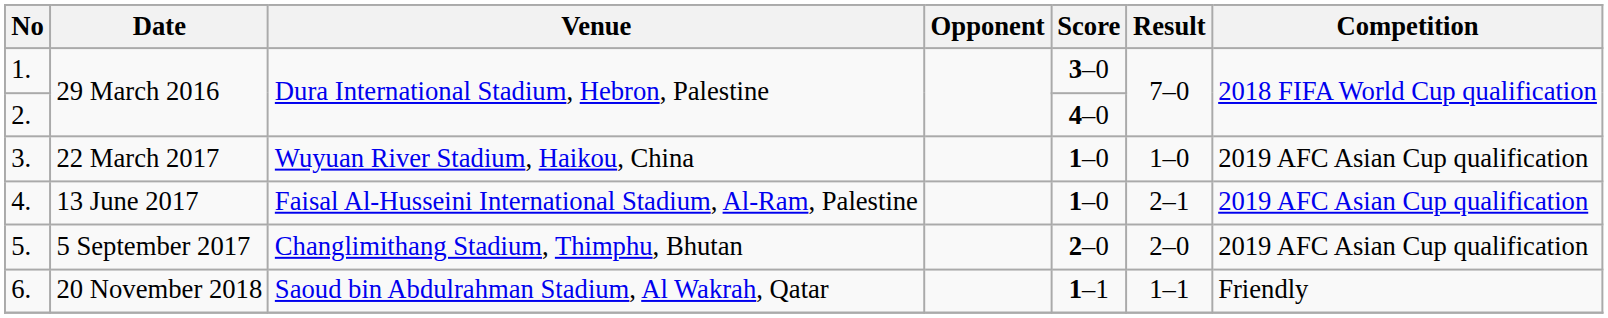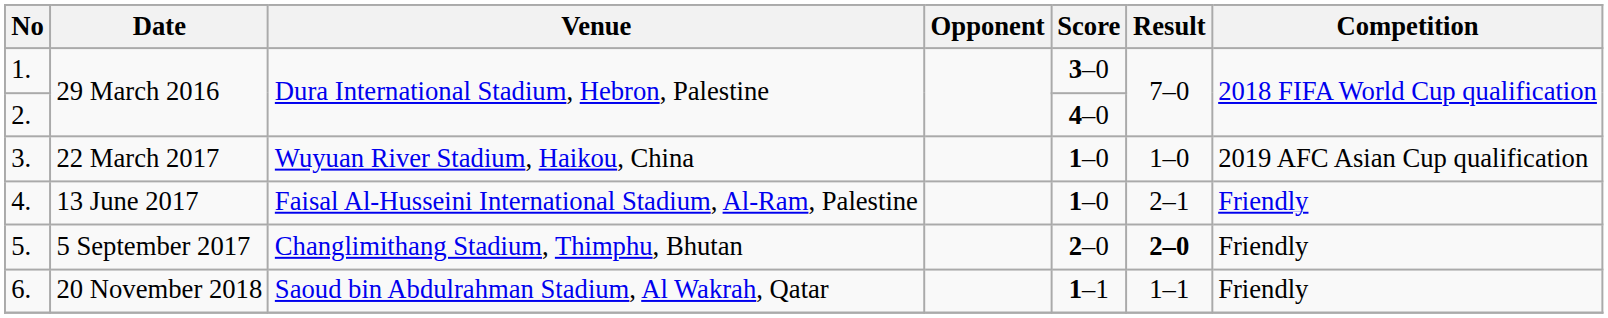(1403, 201) 2019 AFC Asian Cup qualification -> (1263, 201) Friendly
(1169, 245) normal -> (1169, 245) bold
(1403, 245) 2019 AFC Asian Cup qualification -> (1263, 245) Friendly
